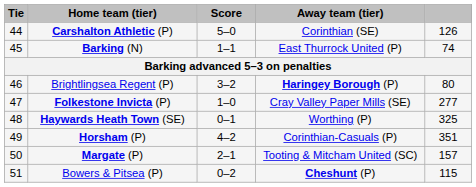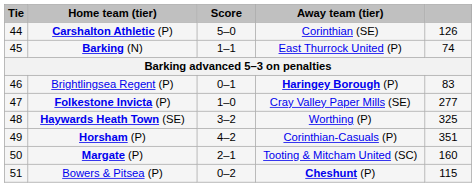(226, 85) 3–2 -> (226, 85) 0–1
(448, 85) 80 -> (448, 85) 83
(226, 120) 0–1 -> (226, 120) 3–2
(448, 156) 157 -> (448, 156) 160
